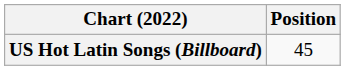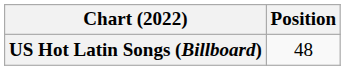(303, 49) 45 -> (303, 49) 48
